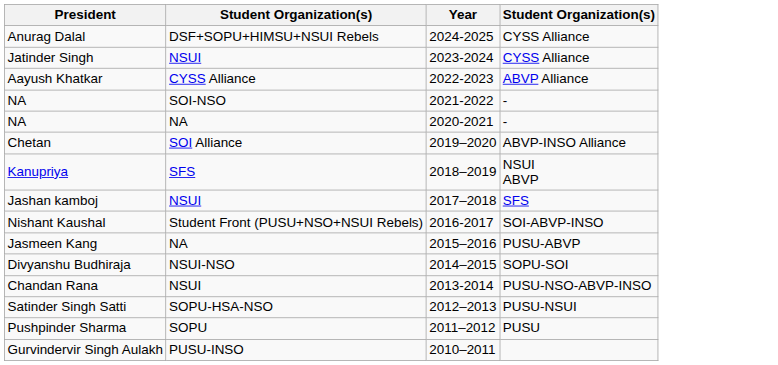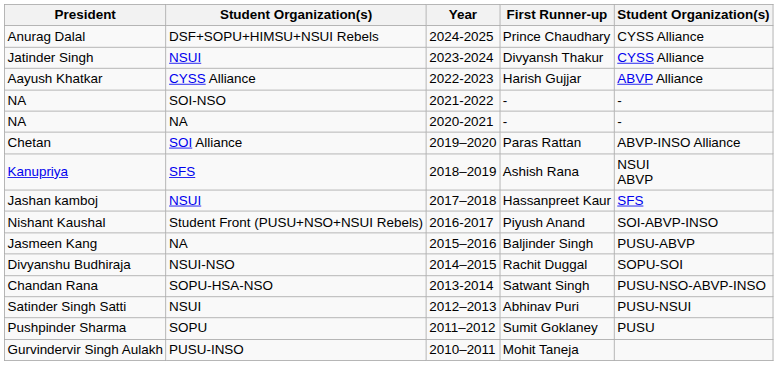+ column: (557, 15)
(185, 286) NSUI -> (221, 286) SOPU-HSA-NSO
(221, 307) SOPU-HSA-NSO -> (185, 307) NSUI
